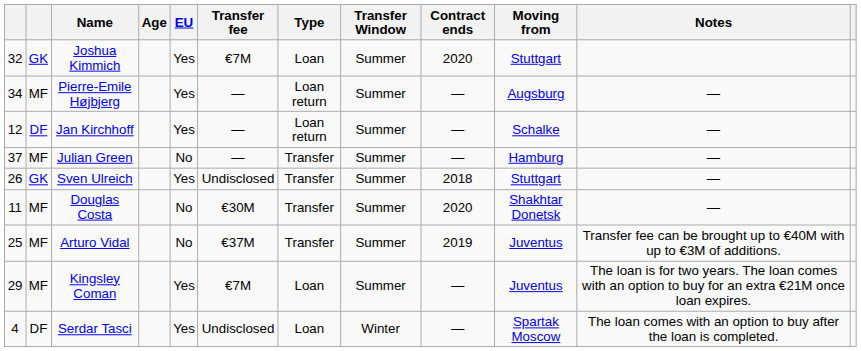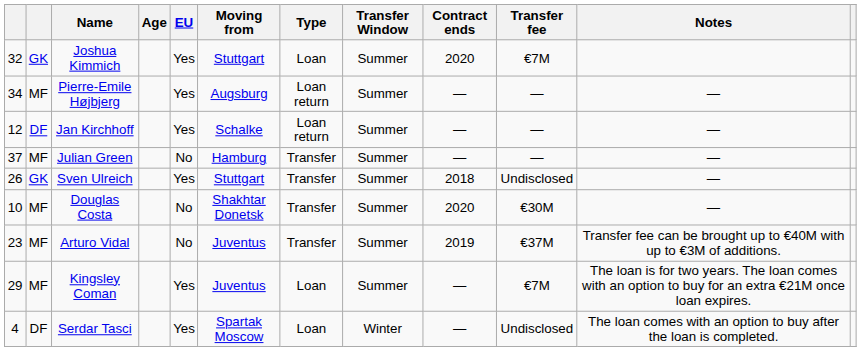columns swapped: (536, 22) <-> (238, 22)
(15, 207) 11 -> (15, 207) 10
(15, 242) 25 -> (15, 242) 23
